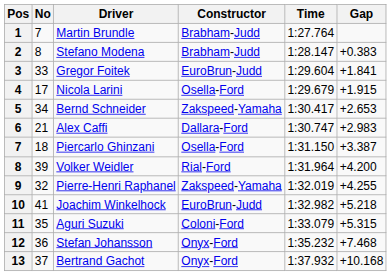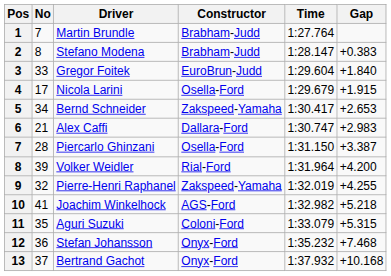(358, 71) +1.841 -> (358, 71) +1.840
(41, 147) 18 -> (41, 147) 28
(222, 204) EuroBrun-Judd -> (208, 204) AGS-Ford
